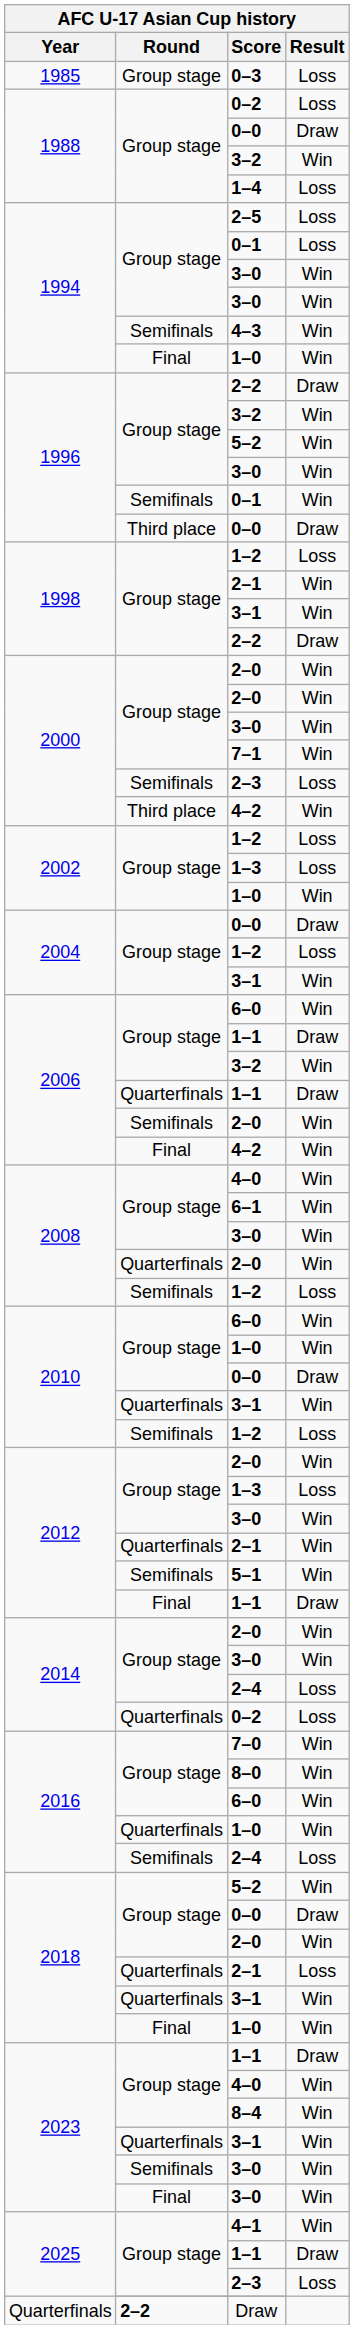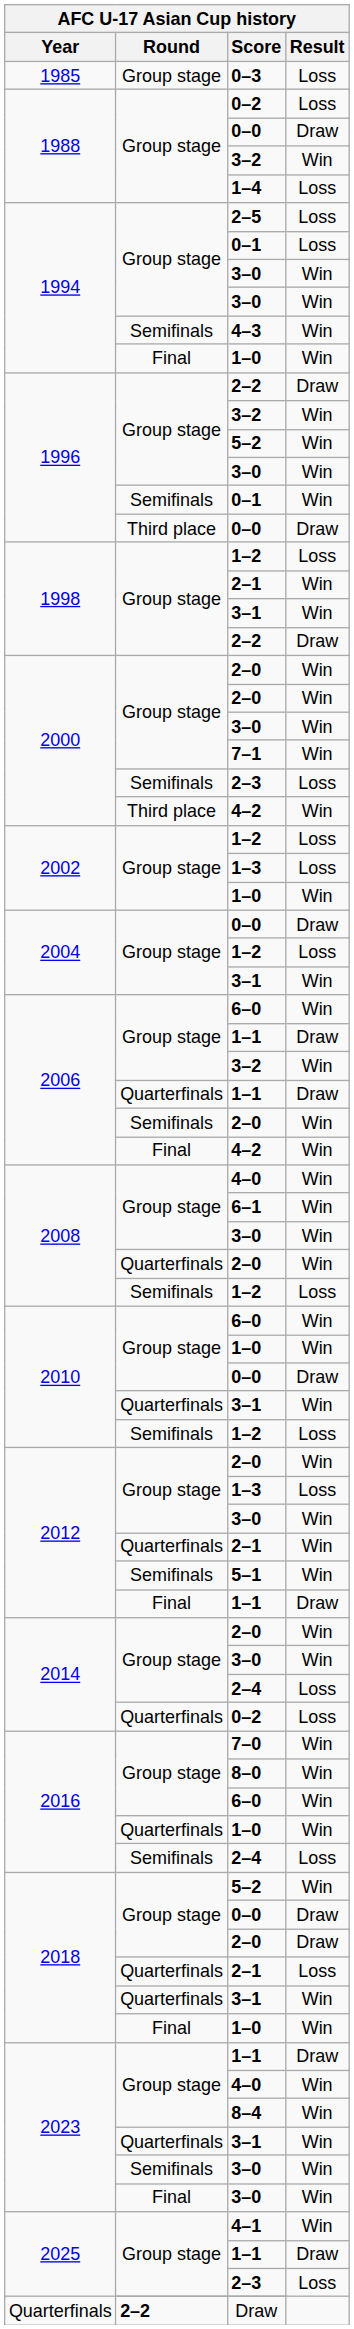(317, 1943) Win -> (317, 1943) Draw
